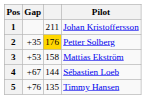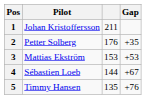columns swapped: (101, 12) <-> (33, 12)
(52, 42) gold background -> (111, 42) no background
(52, 57) 158 -> (111, 57) 153
